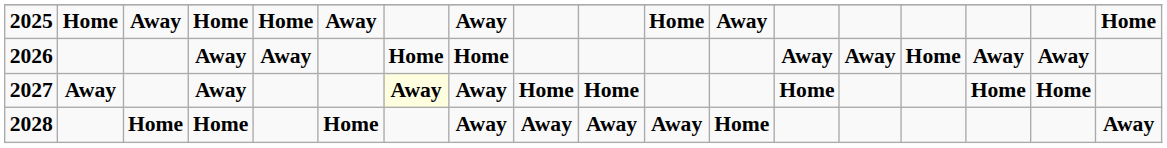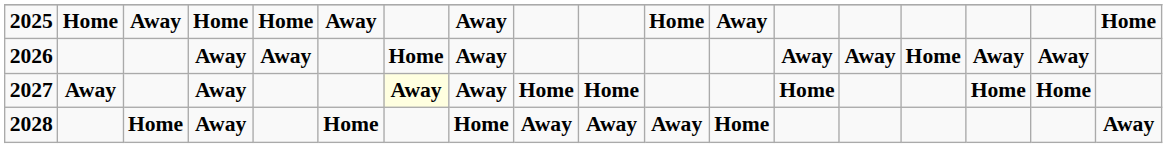(481, 55) Home -> (481, 55) Away
(221, 124) Home -> (221, 124) Away
(481, 124) Away -> (481, 124) Home
